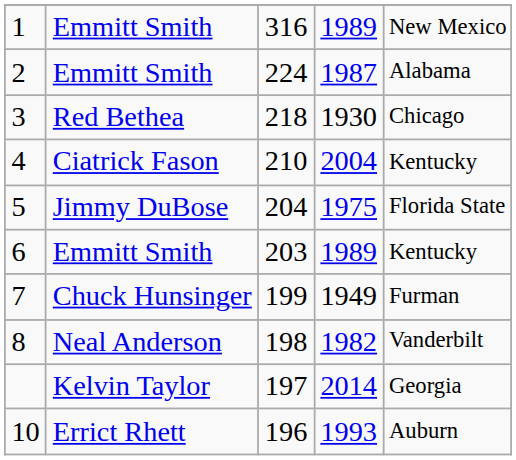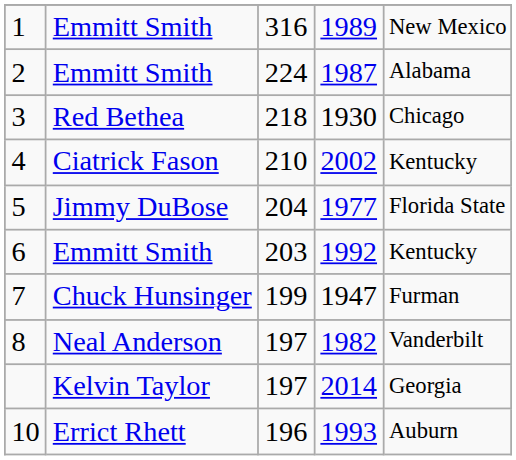(349, 161) 2004 -> (349, 161) 2002
(349, 206) 1975 -> (349, 206) 1977
(349, 251) 1989 -> (349, 251) 1992
(349, 296) 1949 -> (349, 296) 1947
(286, 341) 198 -> (286, 341) 197
